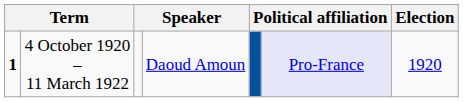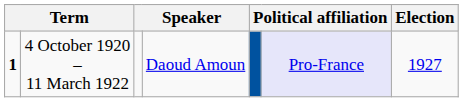(425, 63) 1920 -> (425, 63) 1927
